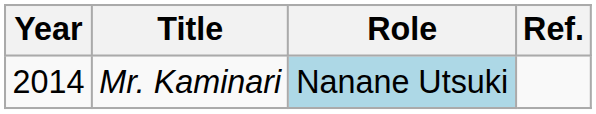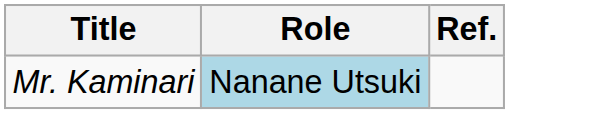- column: (48, 30)
